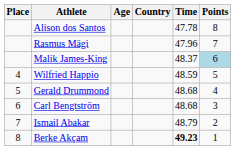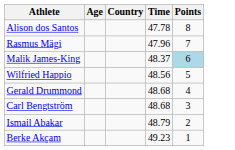- column: (18, 12)
(186, 75) 48.59 -> (159, 75) 48.56
(186, 138) bold -> (159, 138) normal
